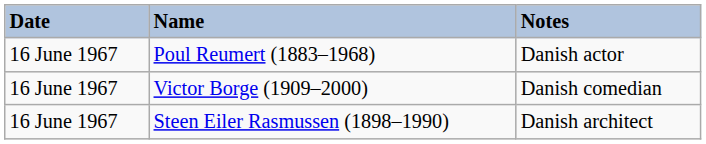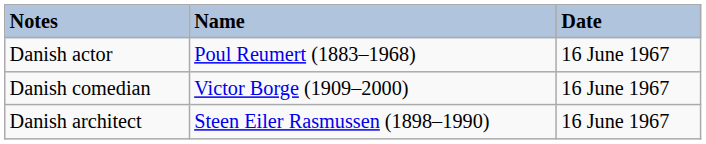columns swapped: (30, 20) <-> (545, 20)
